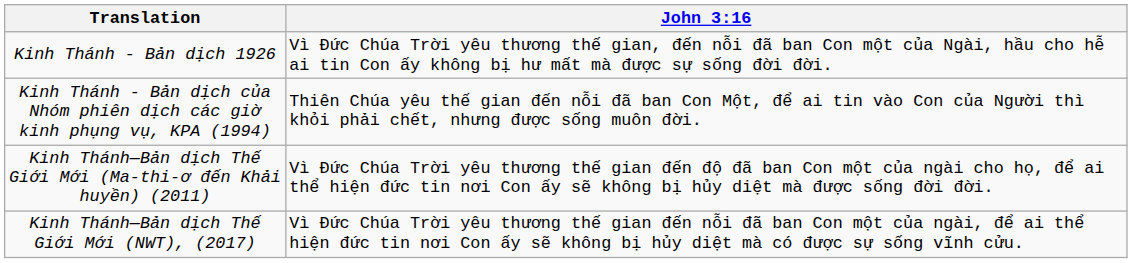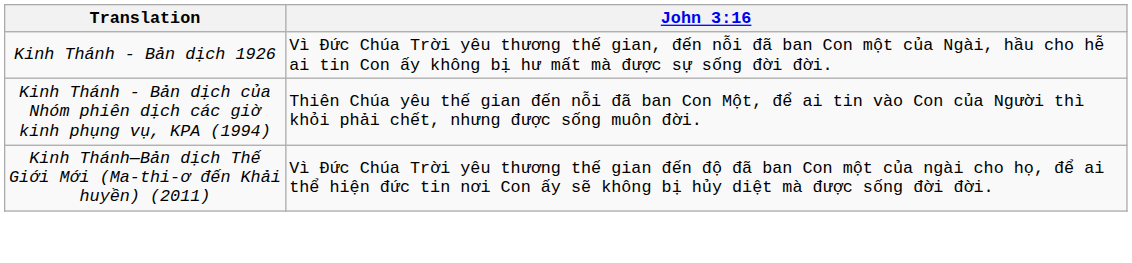- row: (145, 234)
